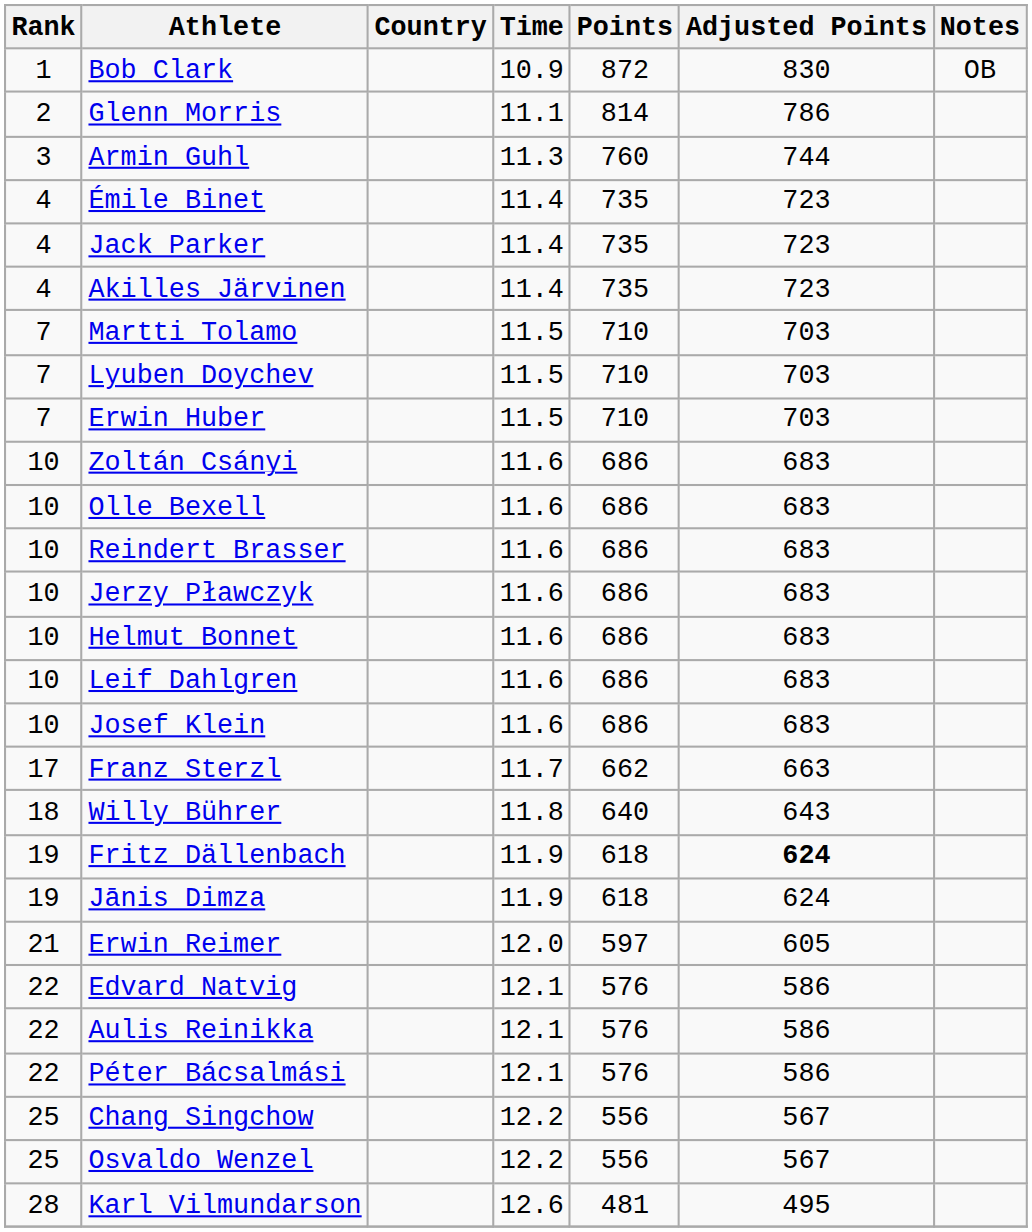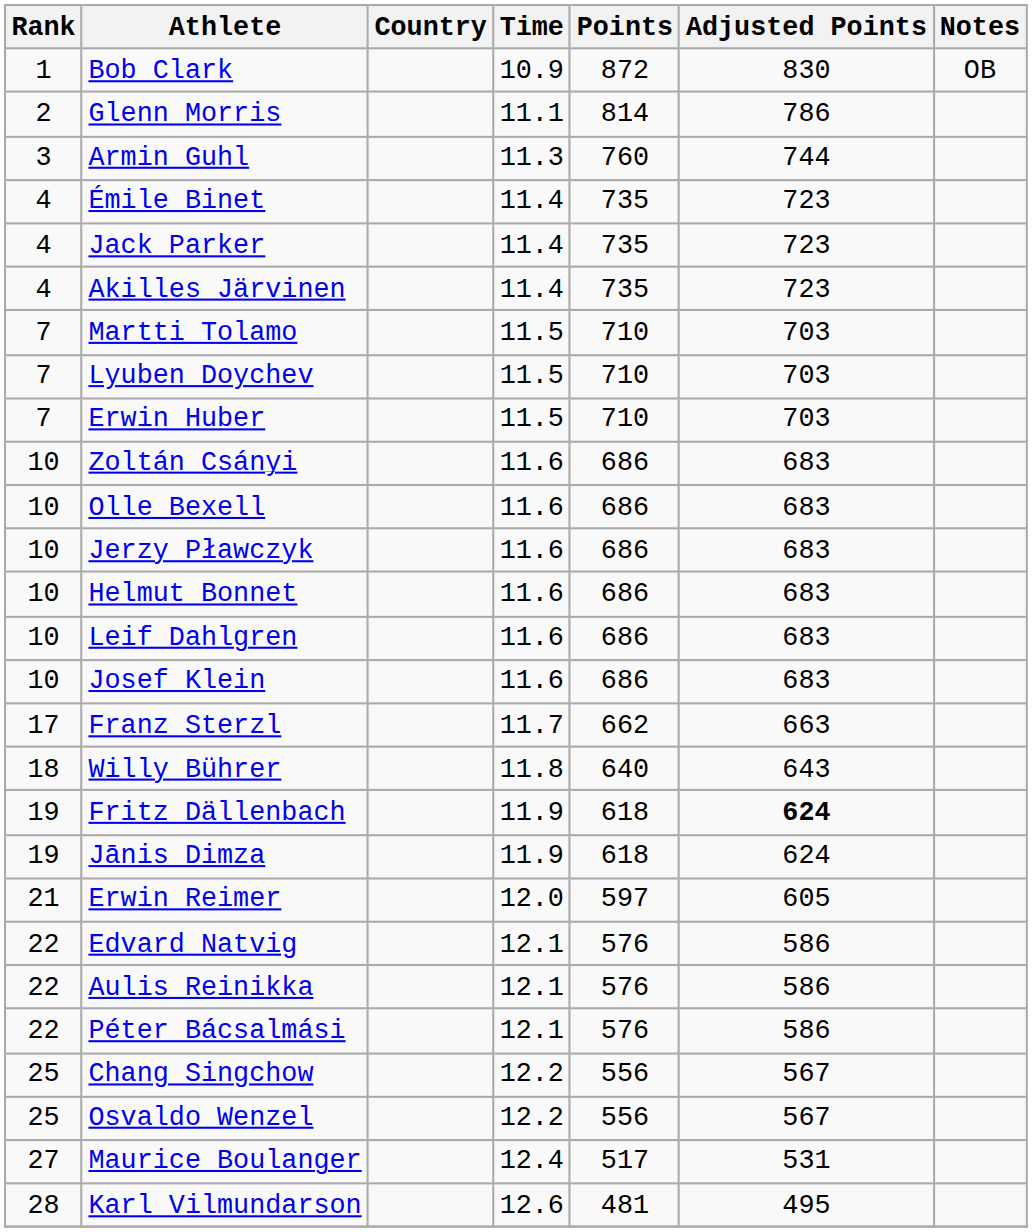- row: (217, 551)
+ row: (225, 1162)
